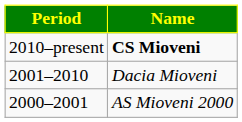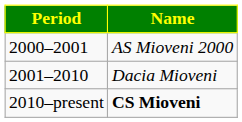rows swapped: (173, 102) <-> (156, 46)
